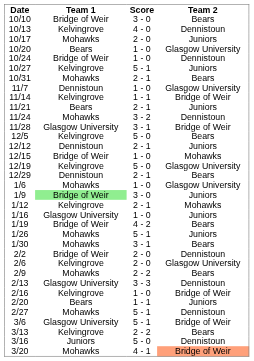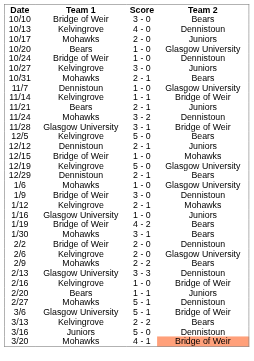(142, 68) 5 - 1 -> (142, 68) 3 - 0
(81, 195) lightgreen background -> (81, 195) no background
(203, 195) Juniors -> (203, 195) Dennistoun
- row: (20, 234)
